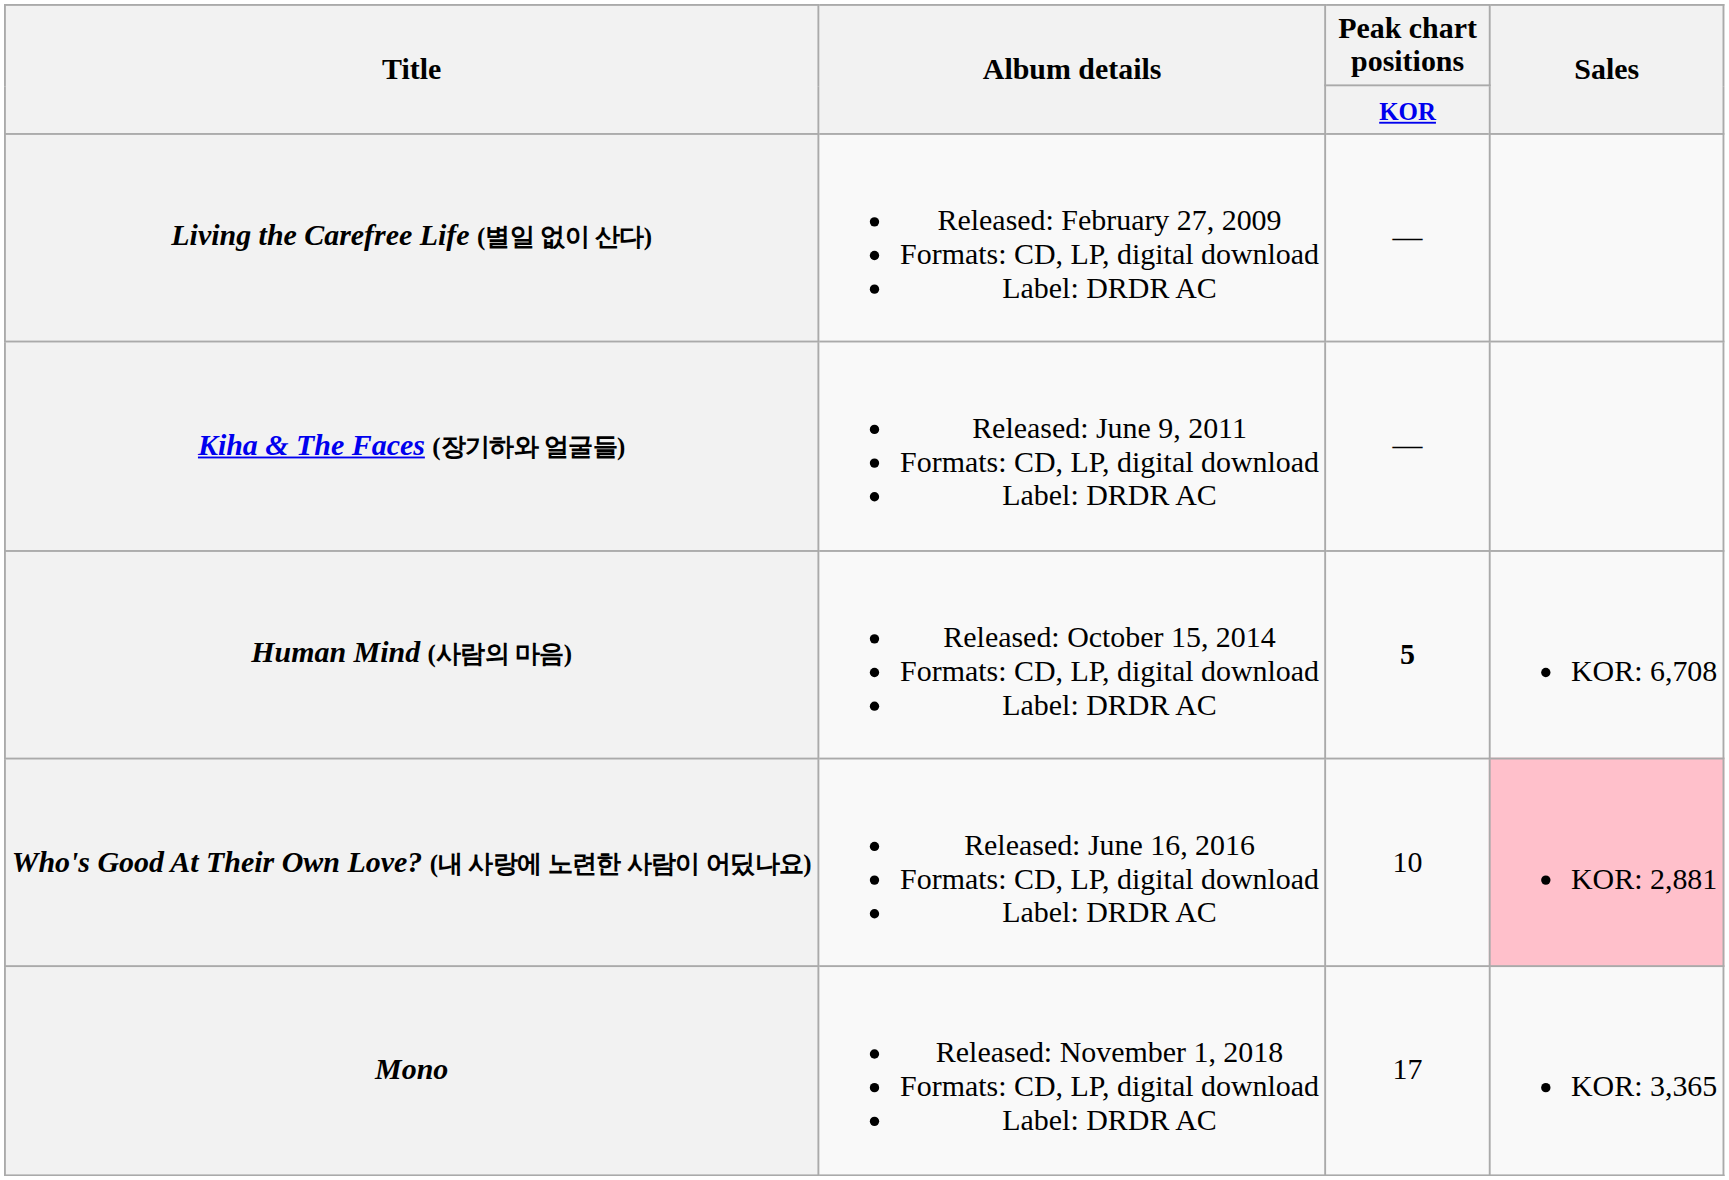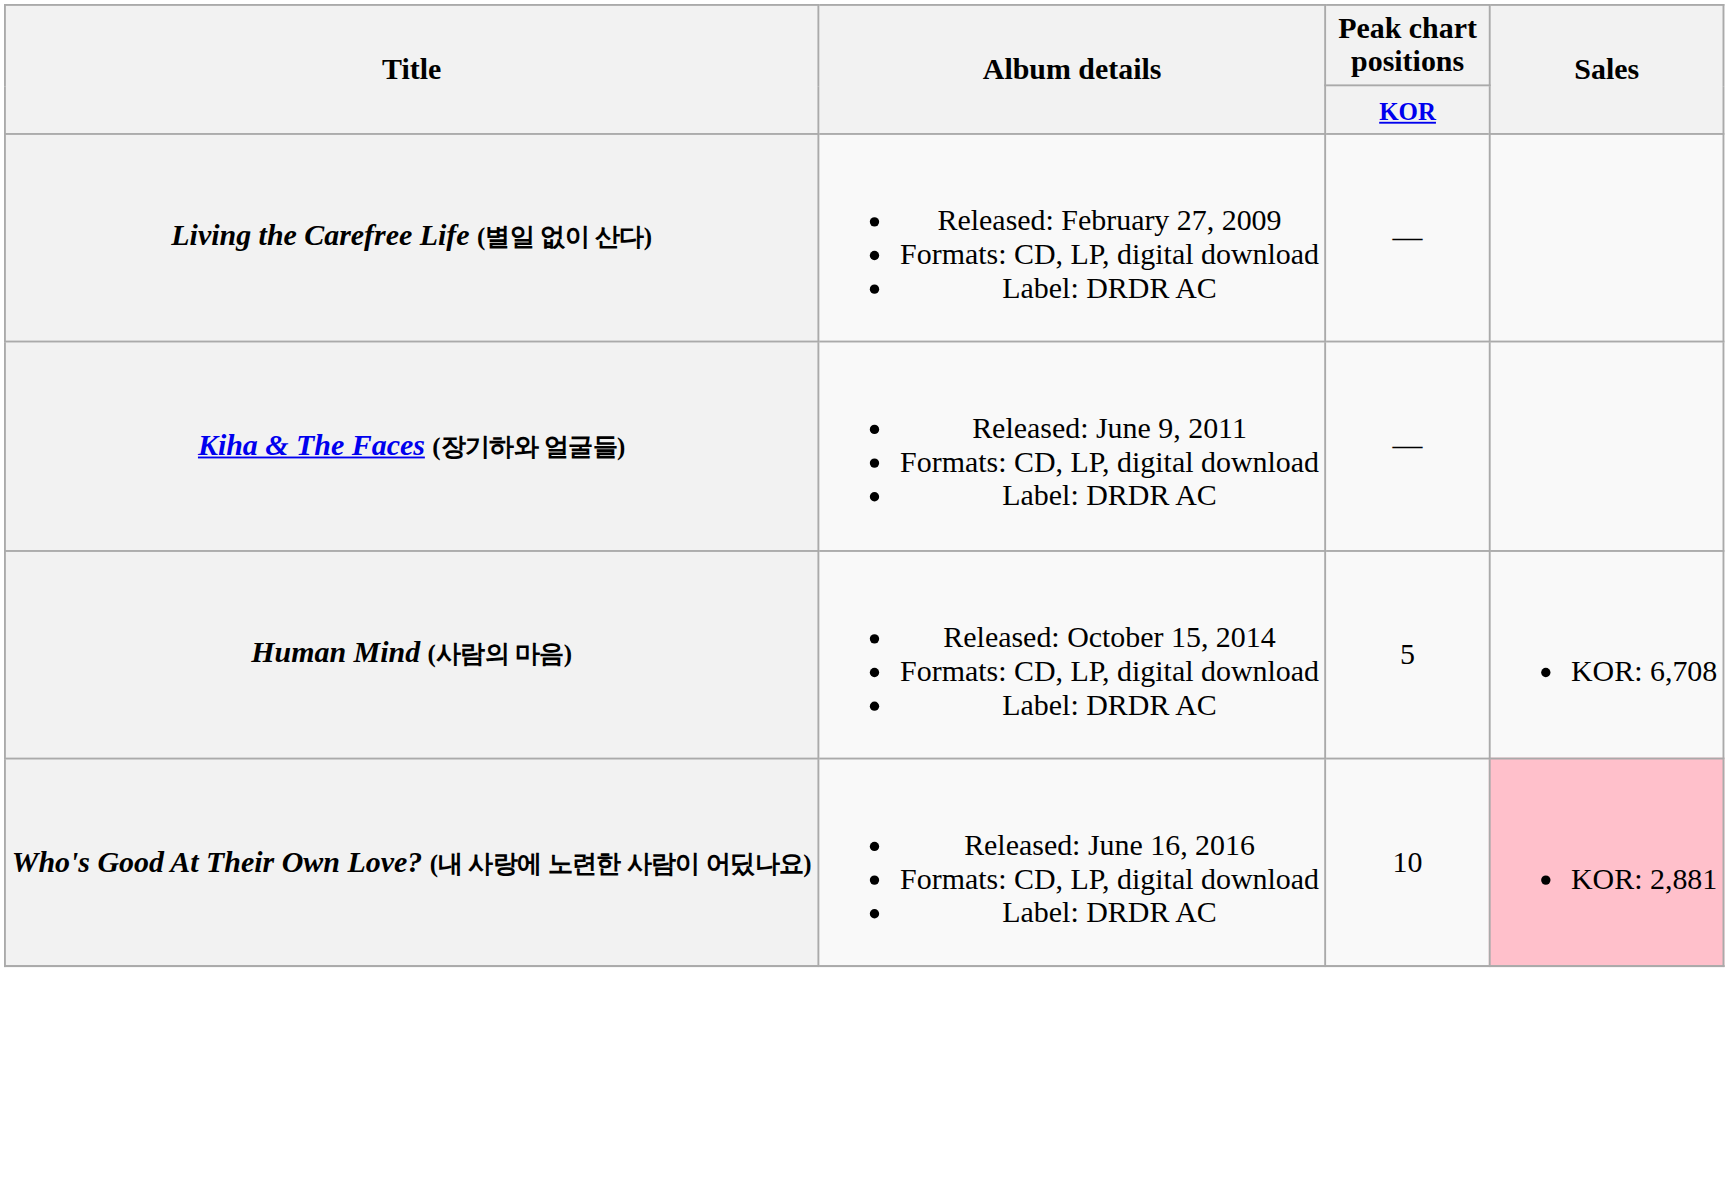(1408, 653) bold -> (1408, 653) normal
- row: (412, 1070)
